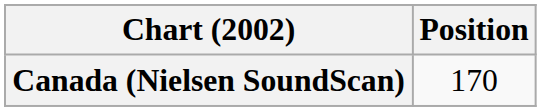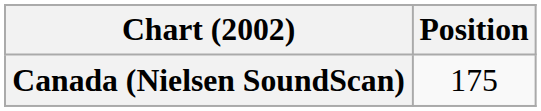(474, 79) 170 -> (474, 79) 175
